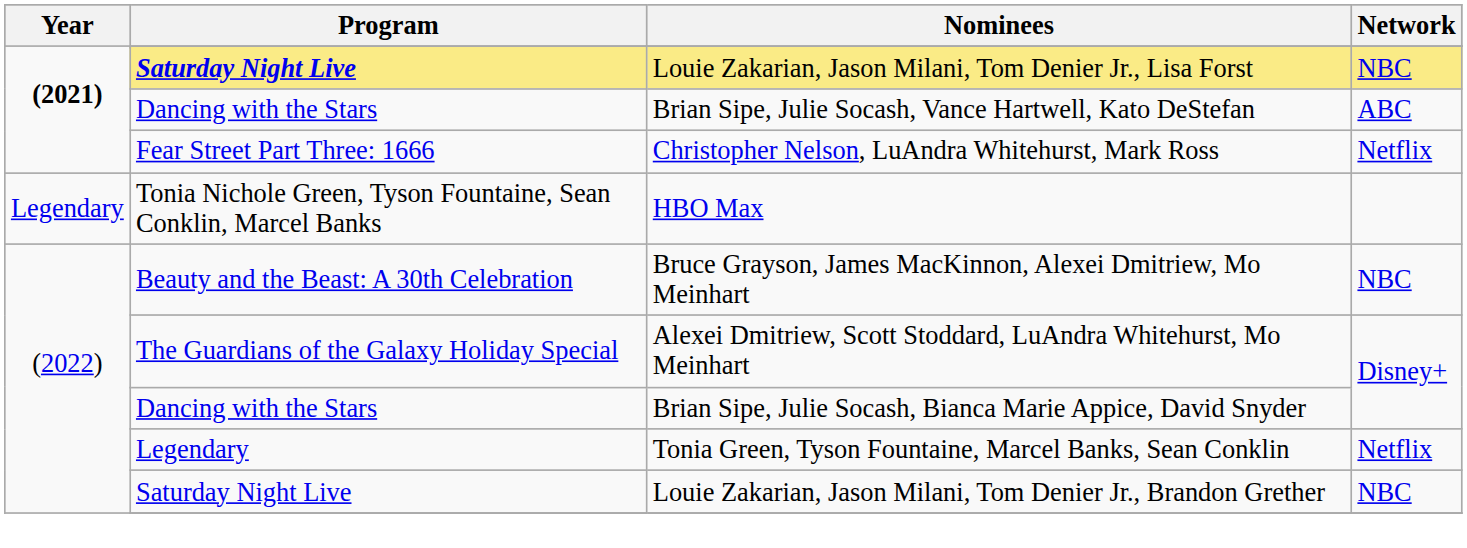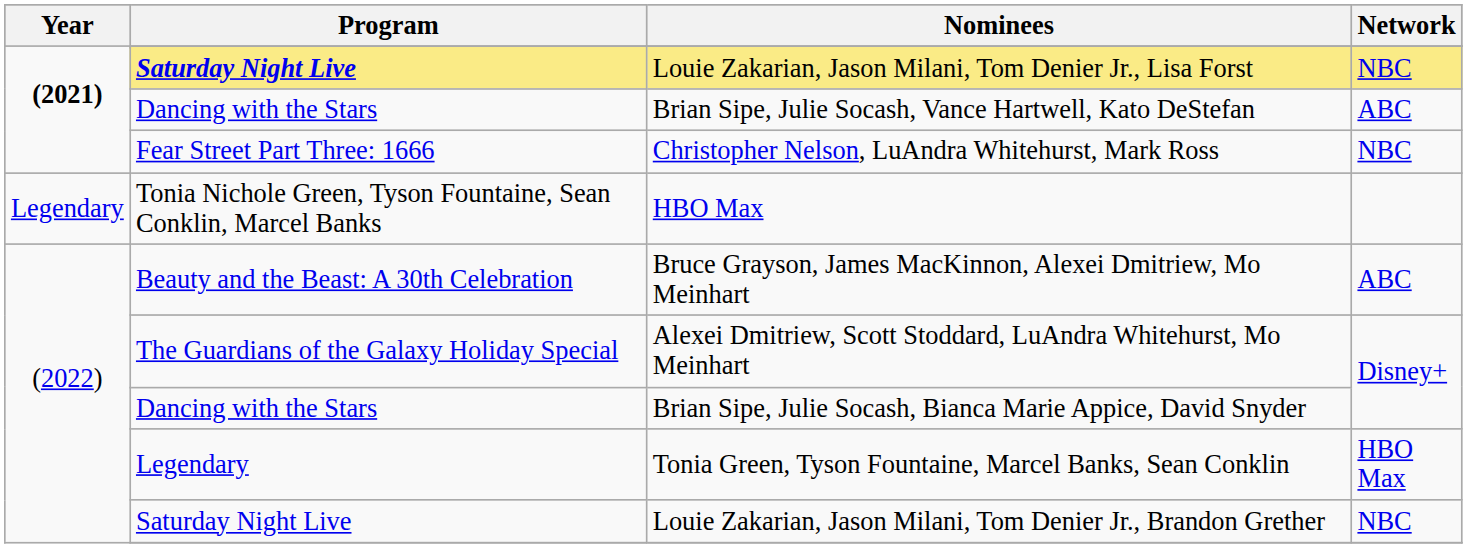(1395, 151) Netflix -> (1385, 151) NBC
(1385, 279) NBC -> (1385, 279) ABC
(1395, 449) Netflix -> (1385, 464) HBO Max
